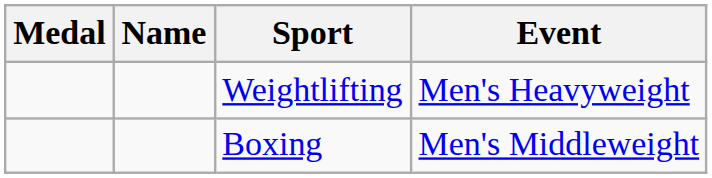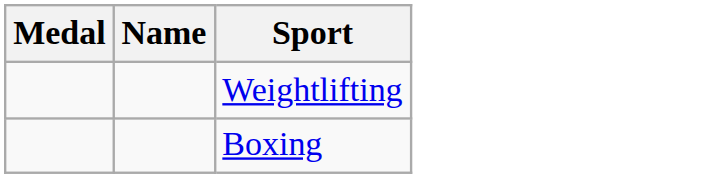- column: (559, 32)
